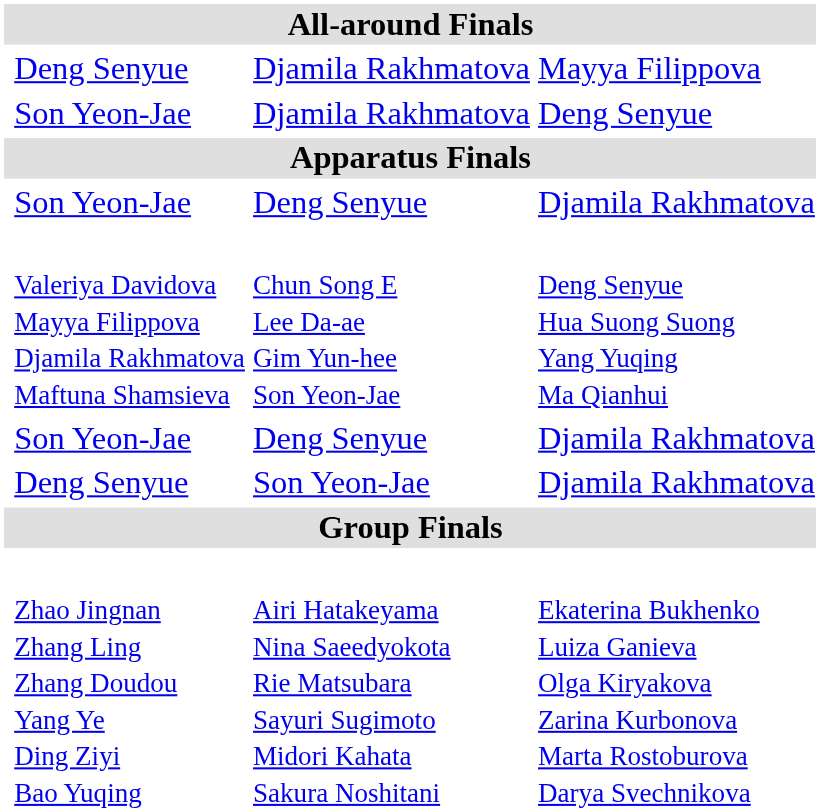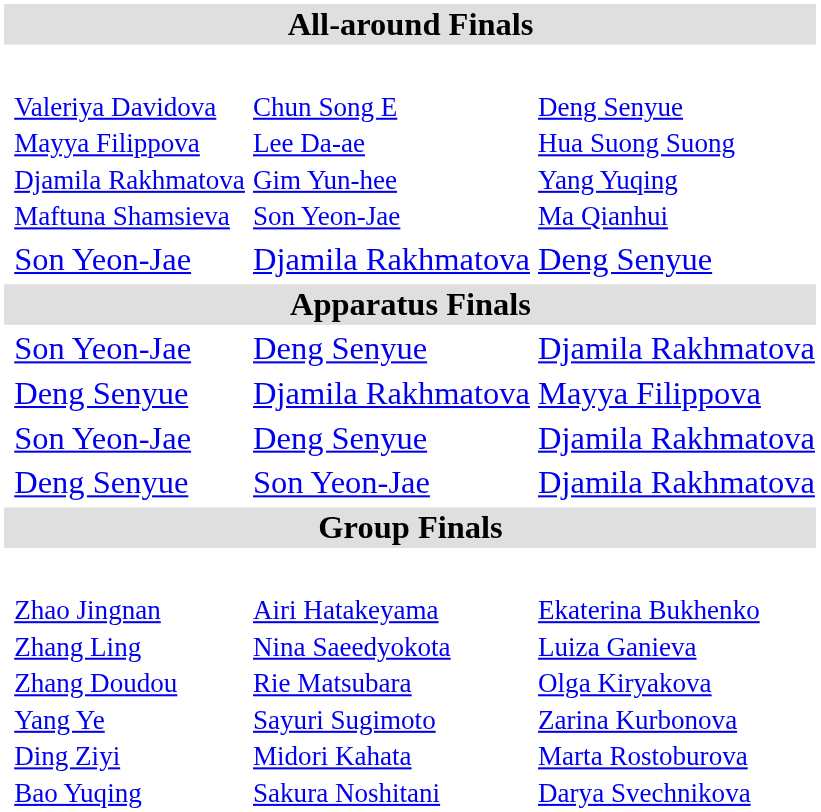rows swapped: (327, 340) <-> (391, 68)
